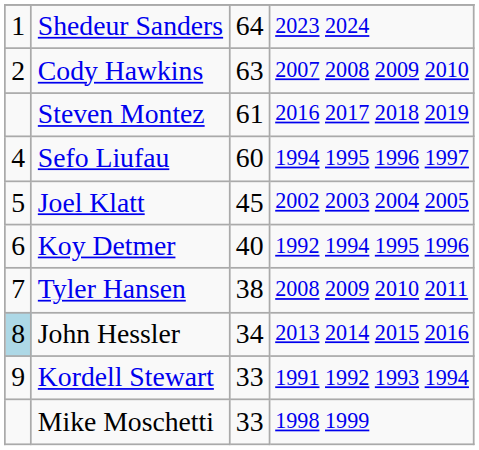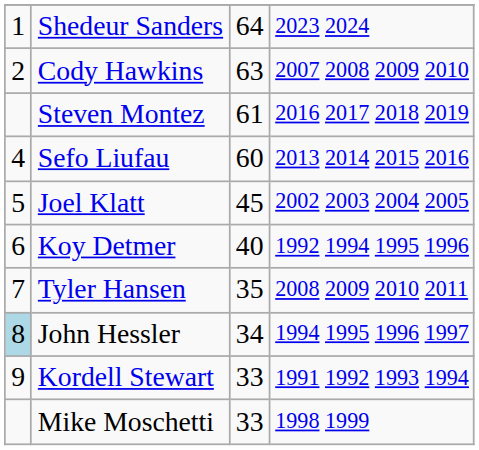(372, 158) 1994 1995 1996 1997 -> (372, 158) 2013 2014 2015 2016
(250, 289) 38 -> (250, 289) 35
(372, 333) 2013 2014 2015 2016 -> (372, 333) 1994 1995 1996 1997
